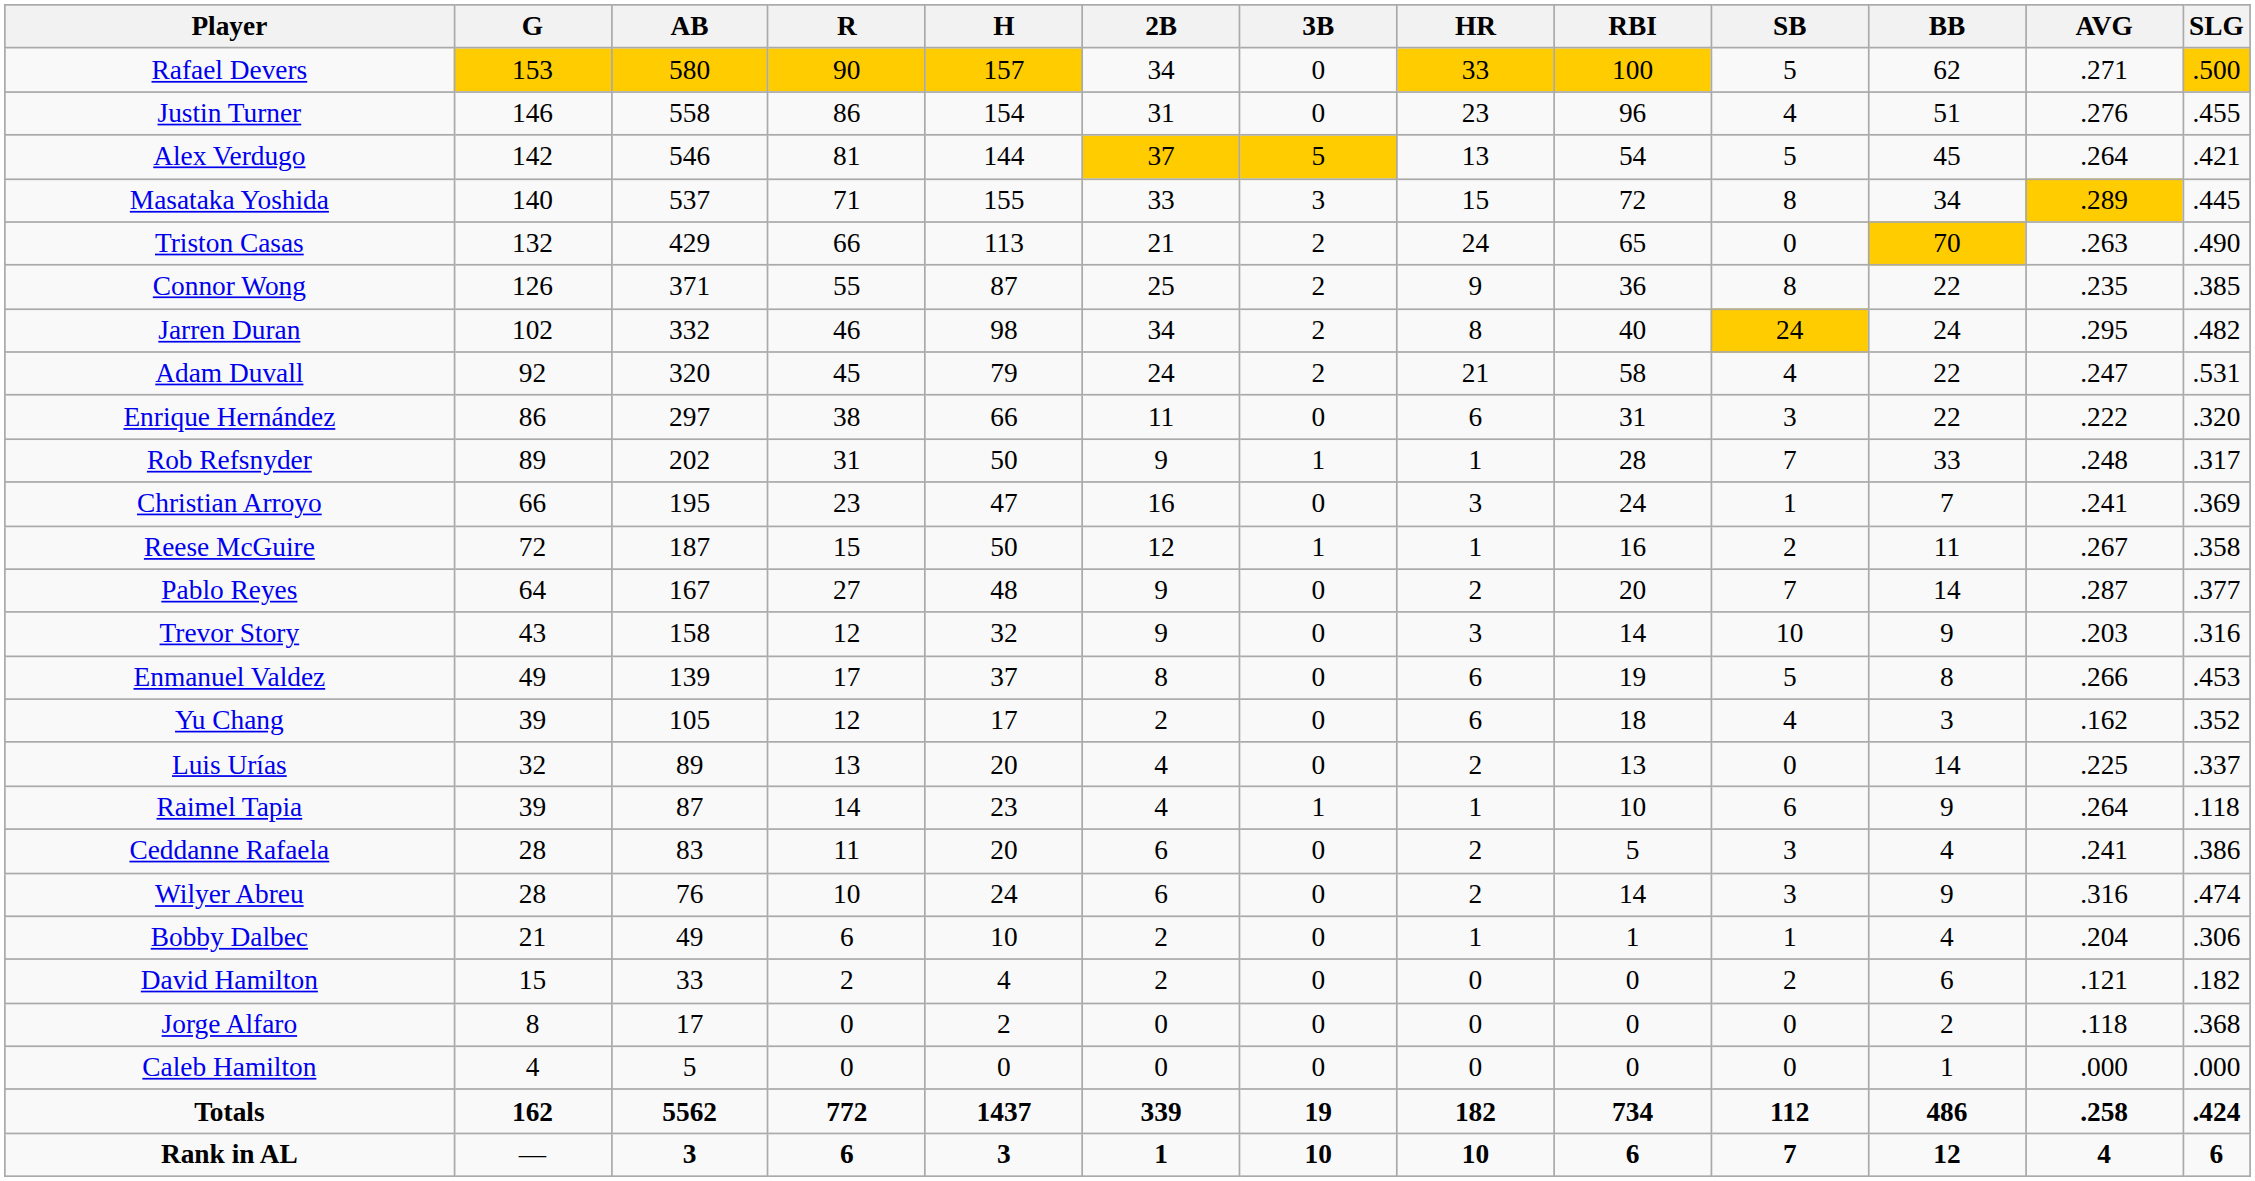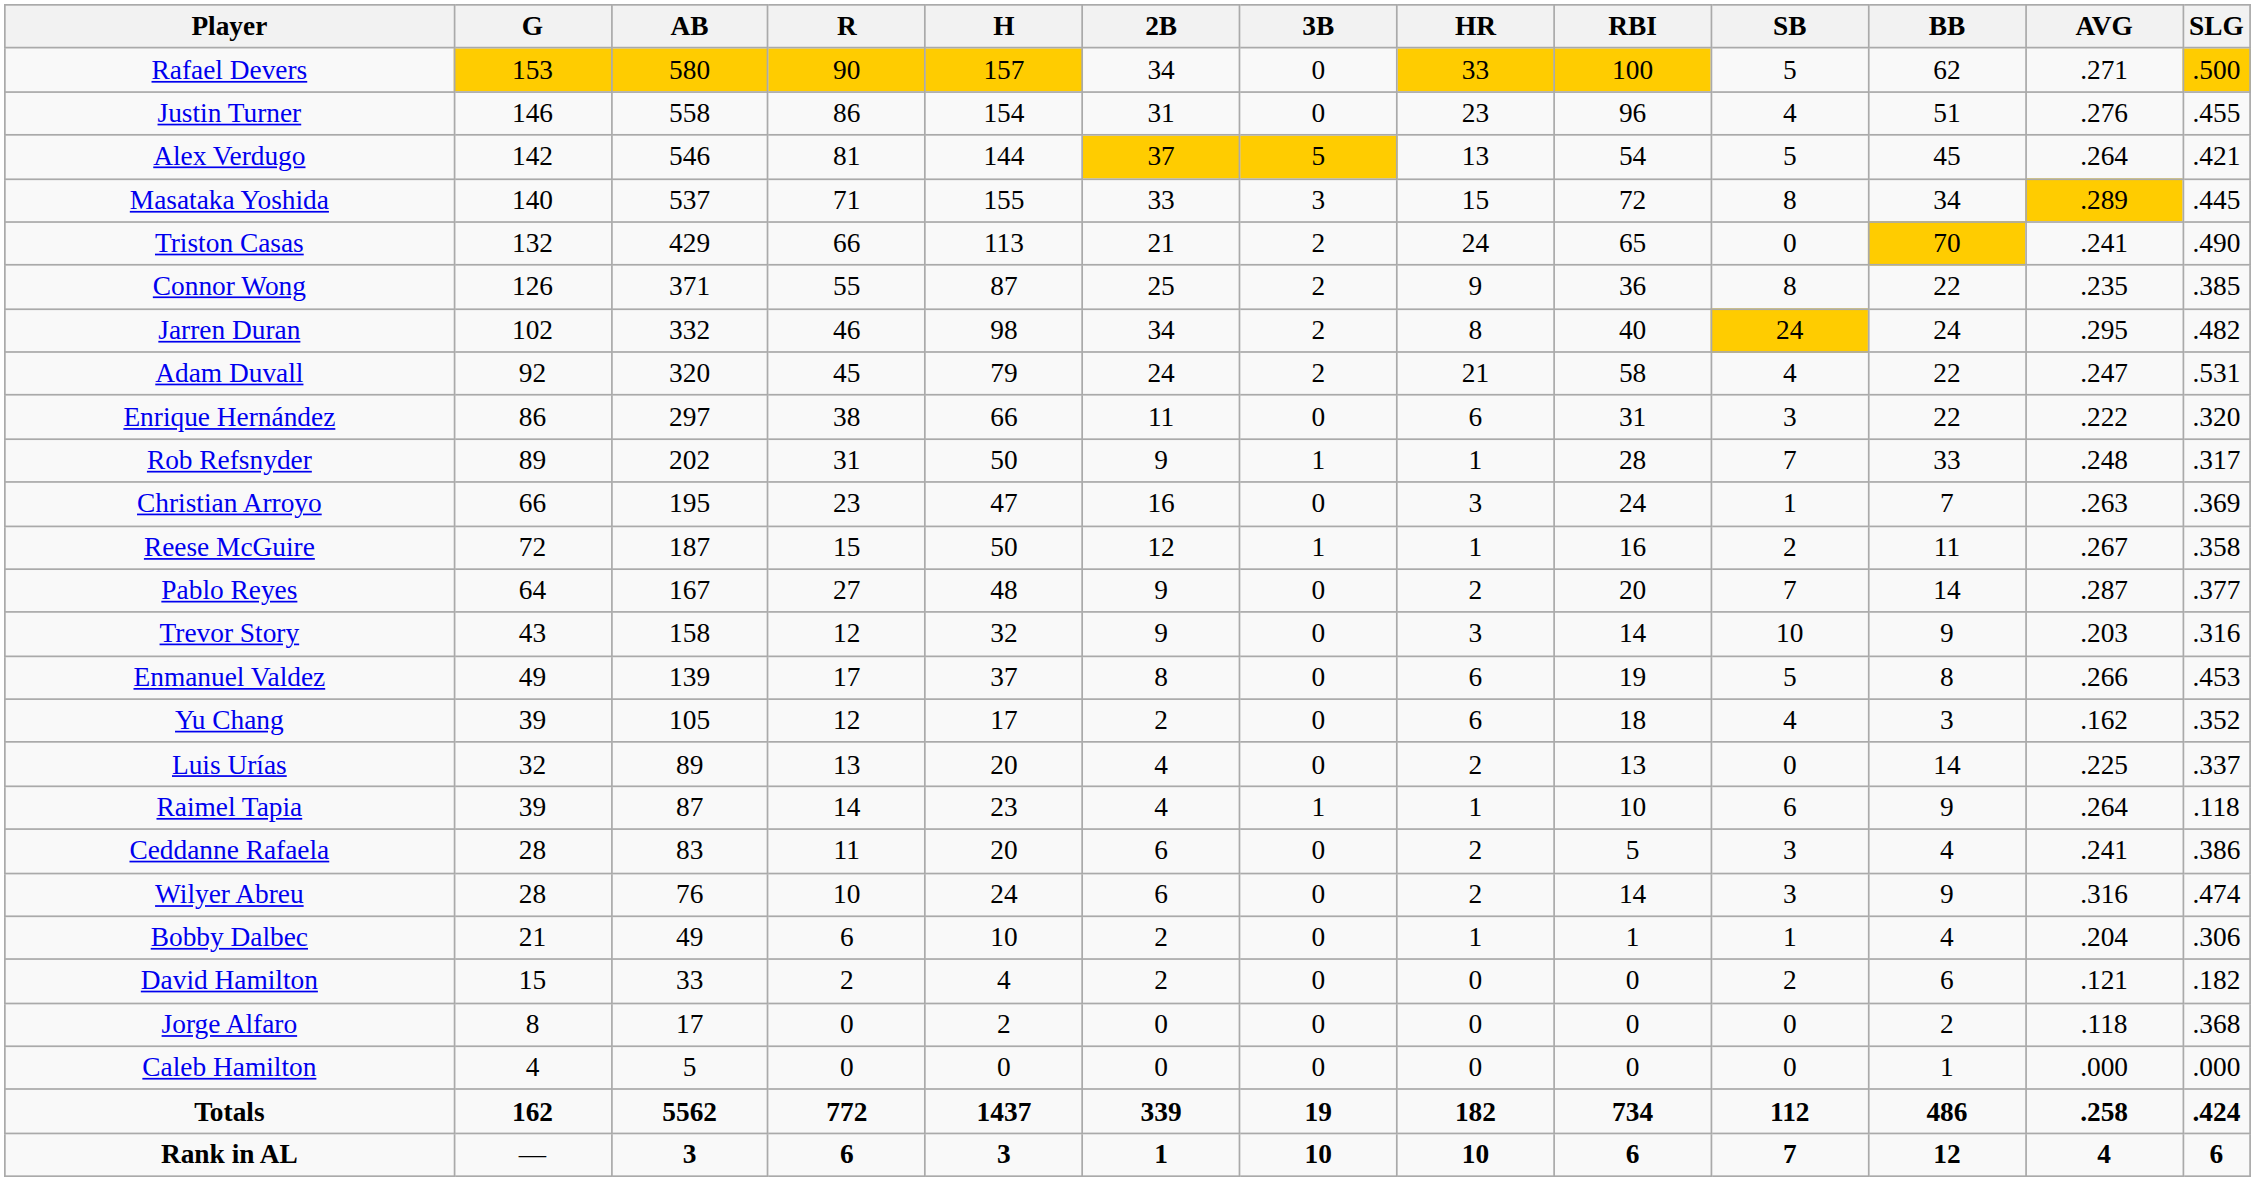(2104, 243) .263 -> (2104, 243) .241
(2104, 503) .241 -> (2104, 503) .263
